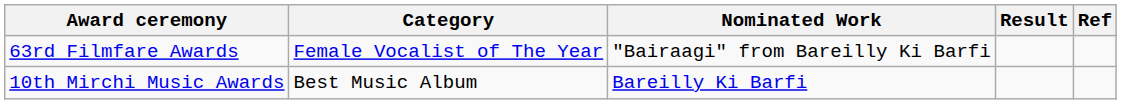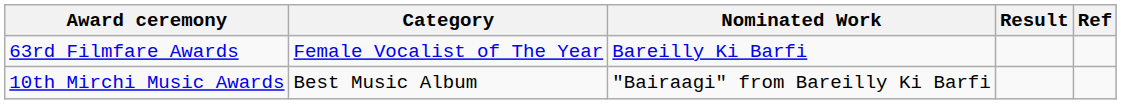(802, 51) "Bairaagi" from Bareilly Ki Barfi -> (710, 51) Bareilly Ki Barfi
(710, 83) Bareilly Ki Barfi -> (802, 83) "Bairaagi" from Bareilly Ki Barfi
